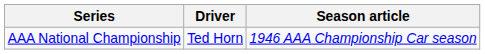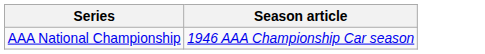- column: (215, 16)
